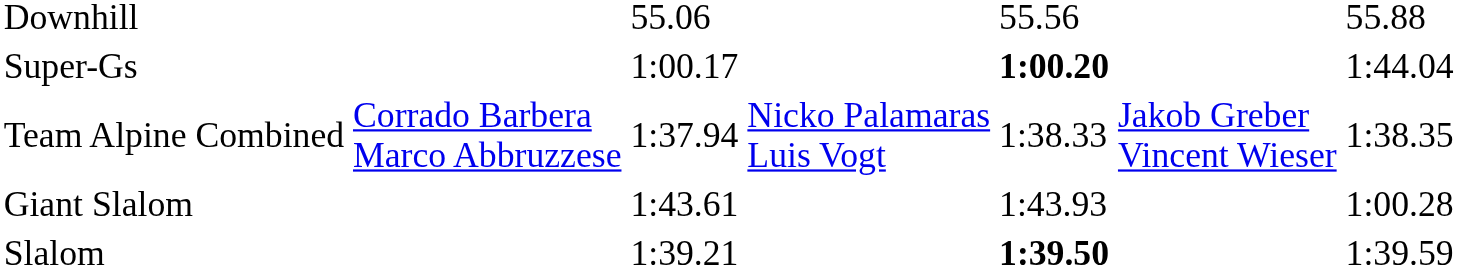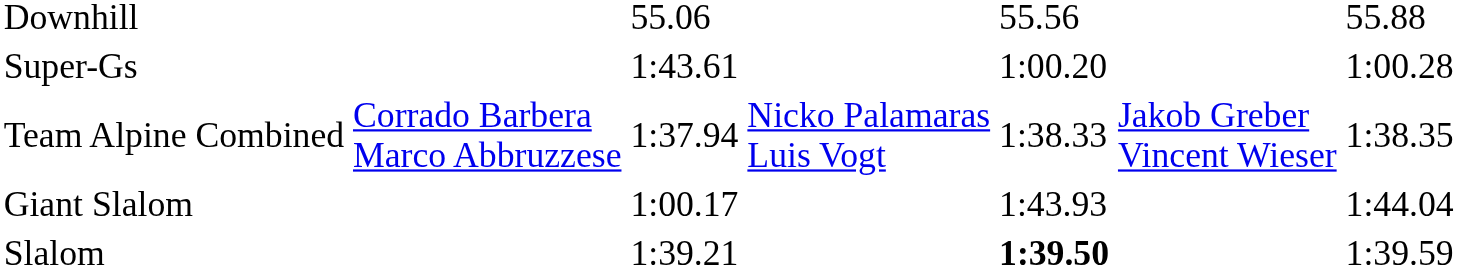(684, 66) 1:00.17 -> (684, 66) 1:43.61
(1054, 66) bold -> (1053, 66) normal
(1400, 66) 1:44.04 -> (1400, 66) 1:00.28
(684, 204) 1:43.61 -> (684, 204) 1:00.17
(1400, 204) 1:00.28 -> (1400, 204) 1:44.04
